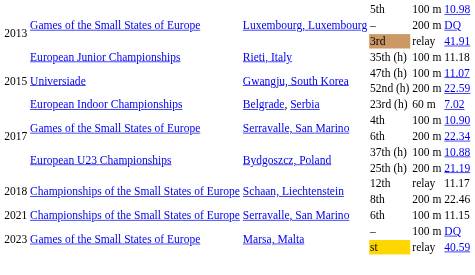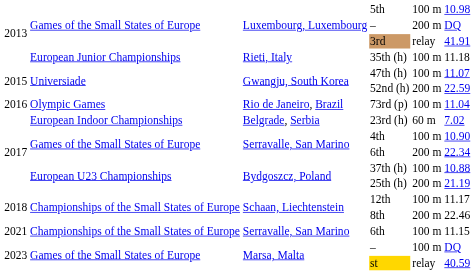+ row: (16, 104)
(424, 184) relay -> (427, 199) 100 m
